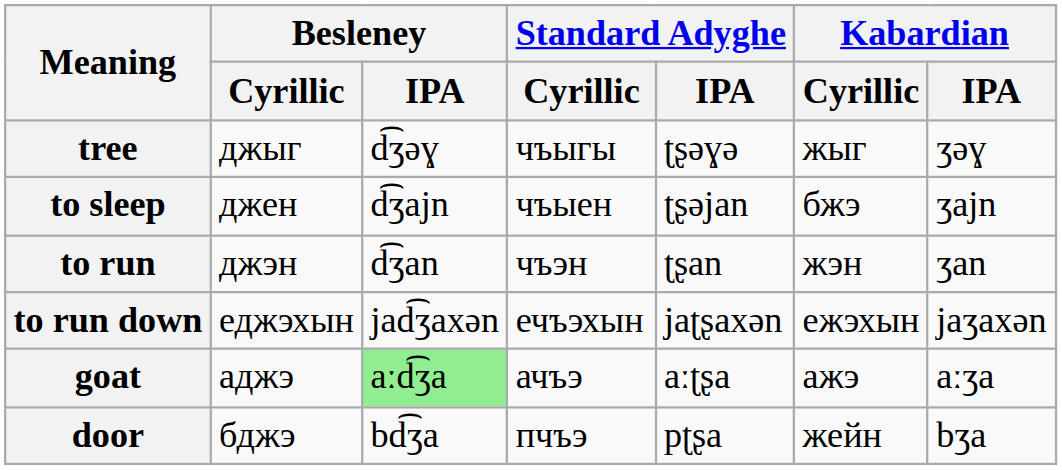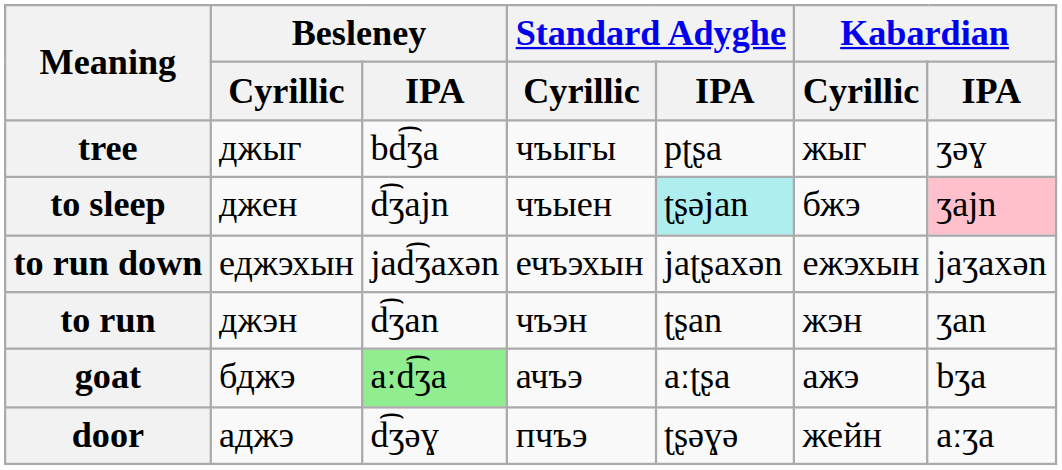(405, 147) d͡ʒəɣ -> (405, 147) bd͡ʒa
(701, 147) ʈʂəɣə -> (693, 147) pʈʂa
(706, 205) no background -> (706, 205) paleturquoise background
(966, 205) no background -> (966, 205) pink background
rows swapped: (108, 262) <-> (108, 319)
(257, 377) аджэ -> (257, 377) бджэ
(965, 377) aːʒa -> (961, 377) bʒa
(257, 434) бджэ -> (257, 434) аджэ
(405, 434) bd͡ʒa -> (405, 434) d͡ʒəɣ
(693, 434) pʈʂa -> (701, 434) ʈʂəɣə
(961, 434) bʒa -> (965, 434) aːʒa
